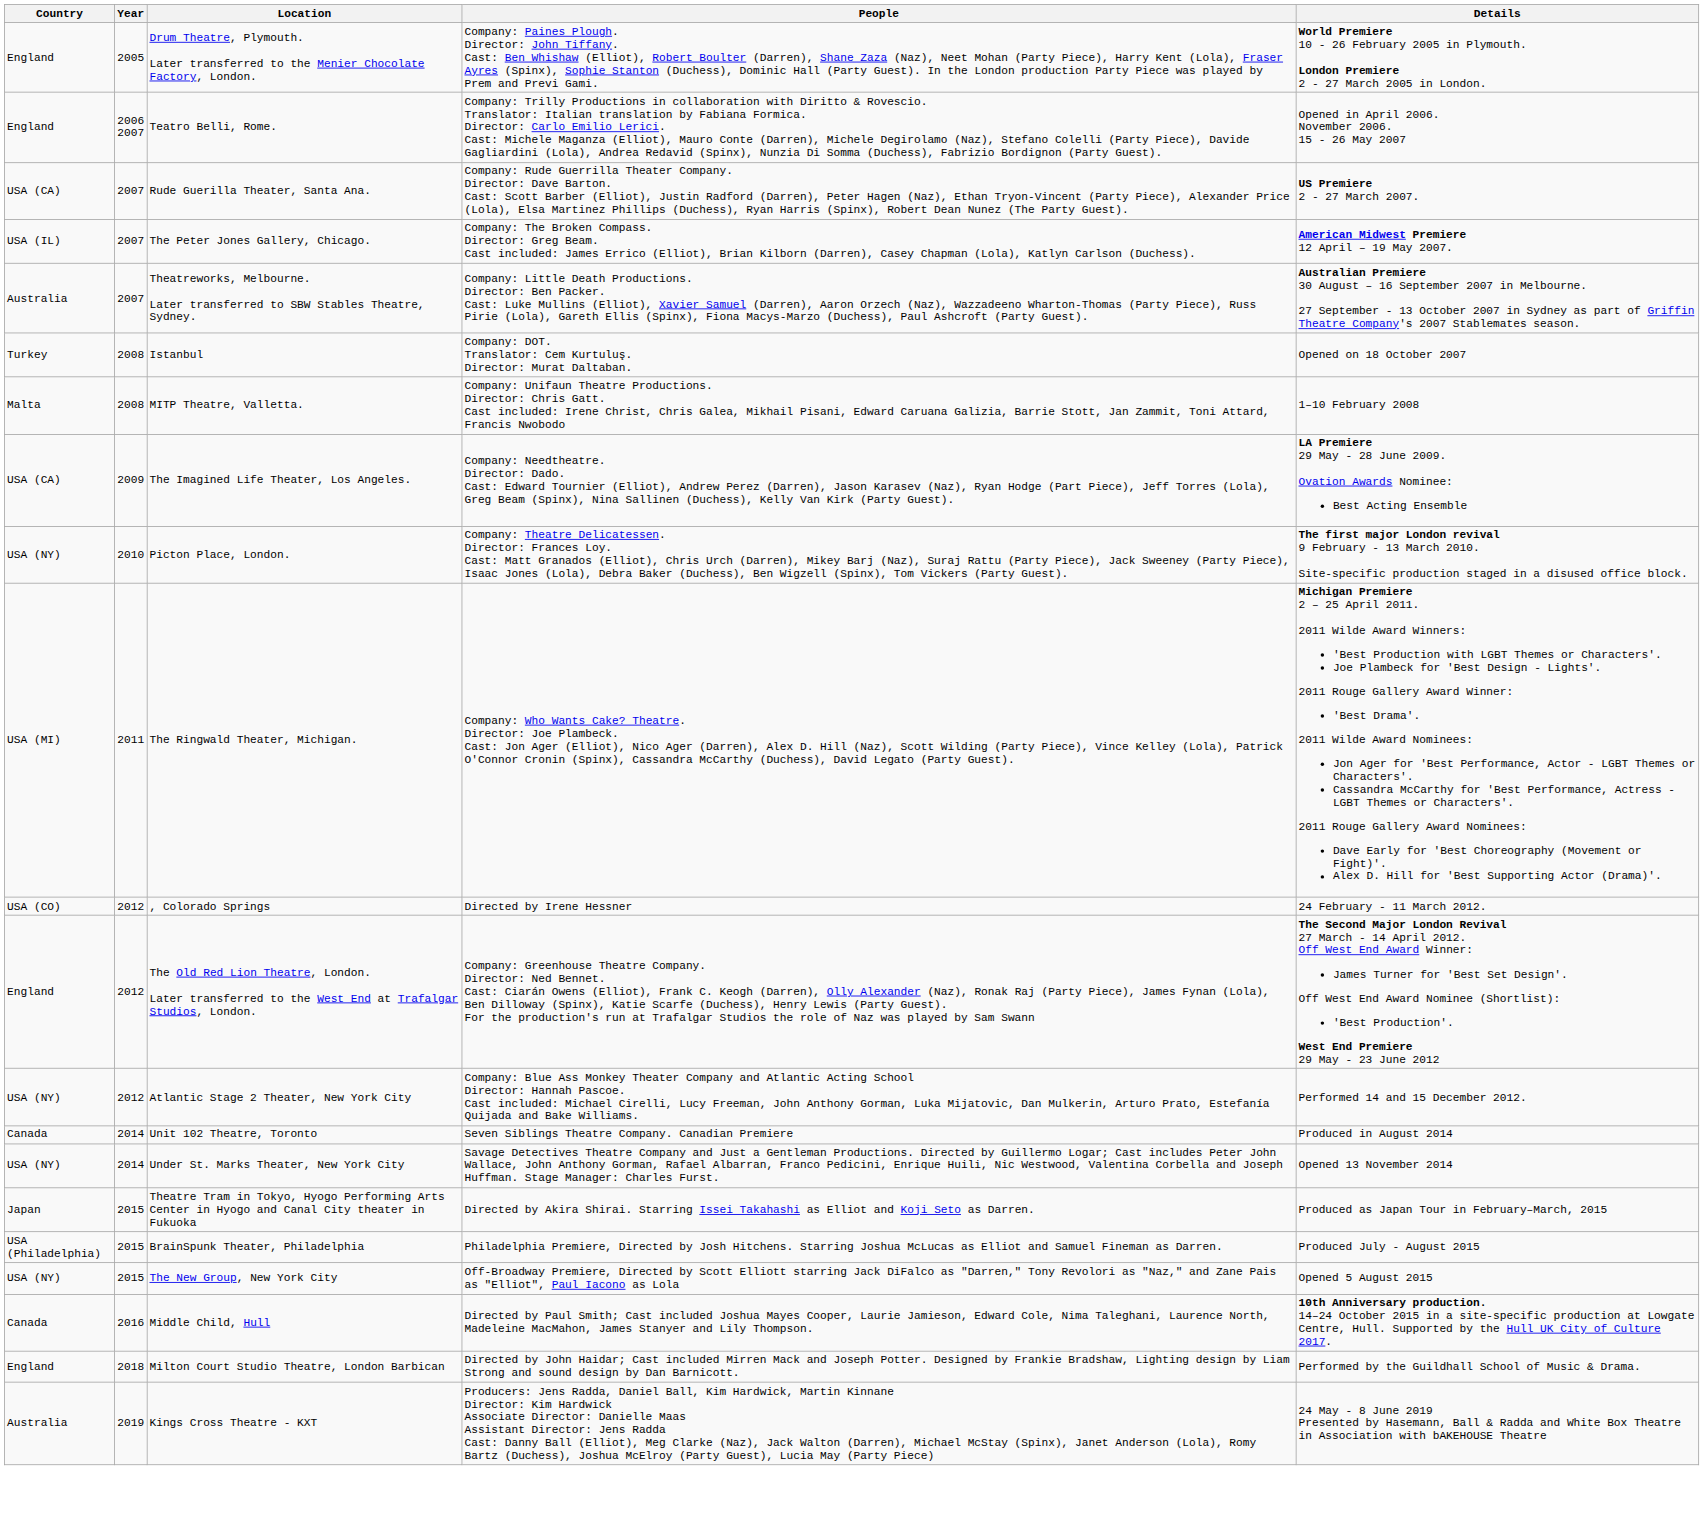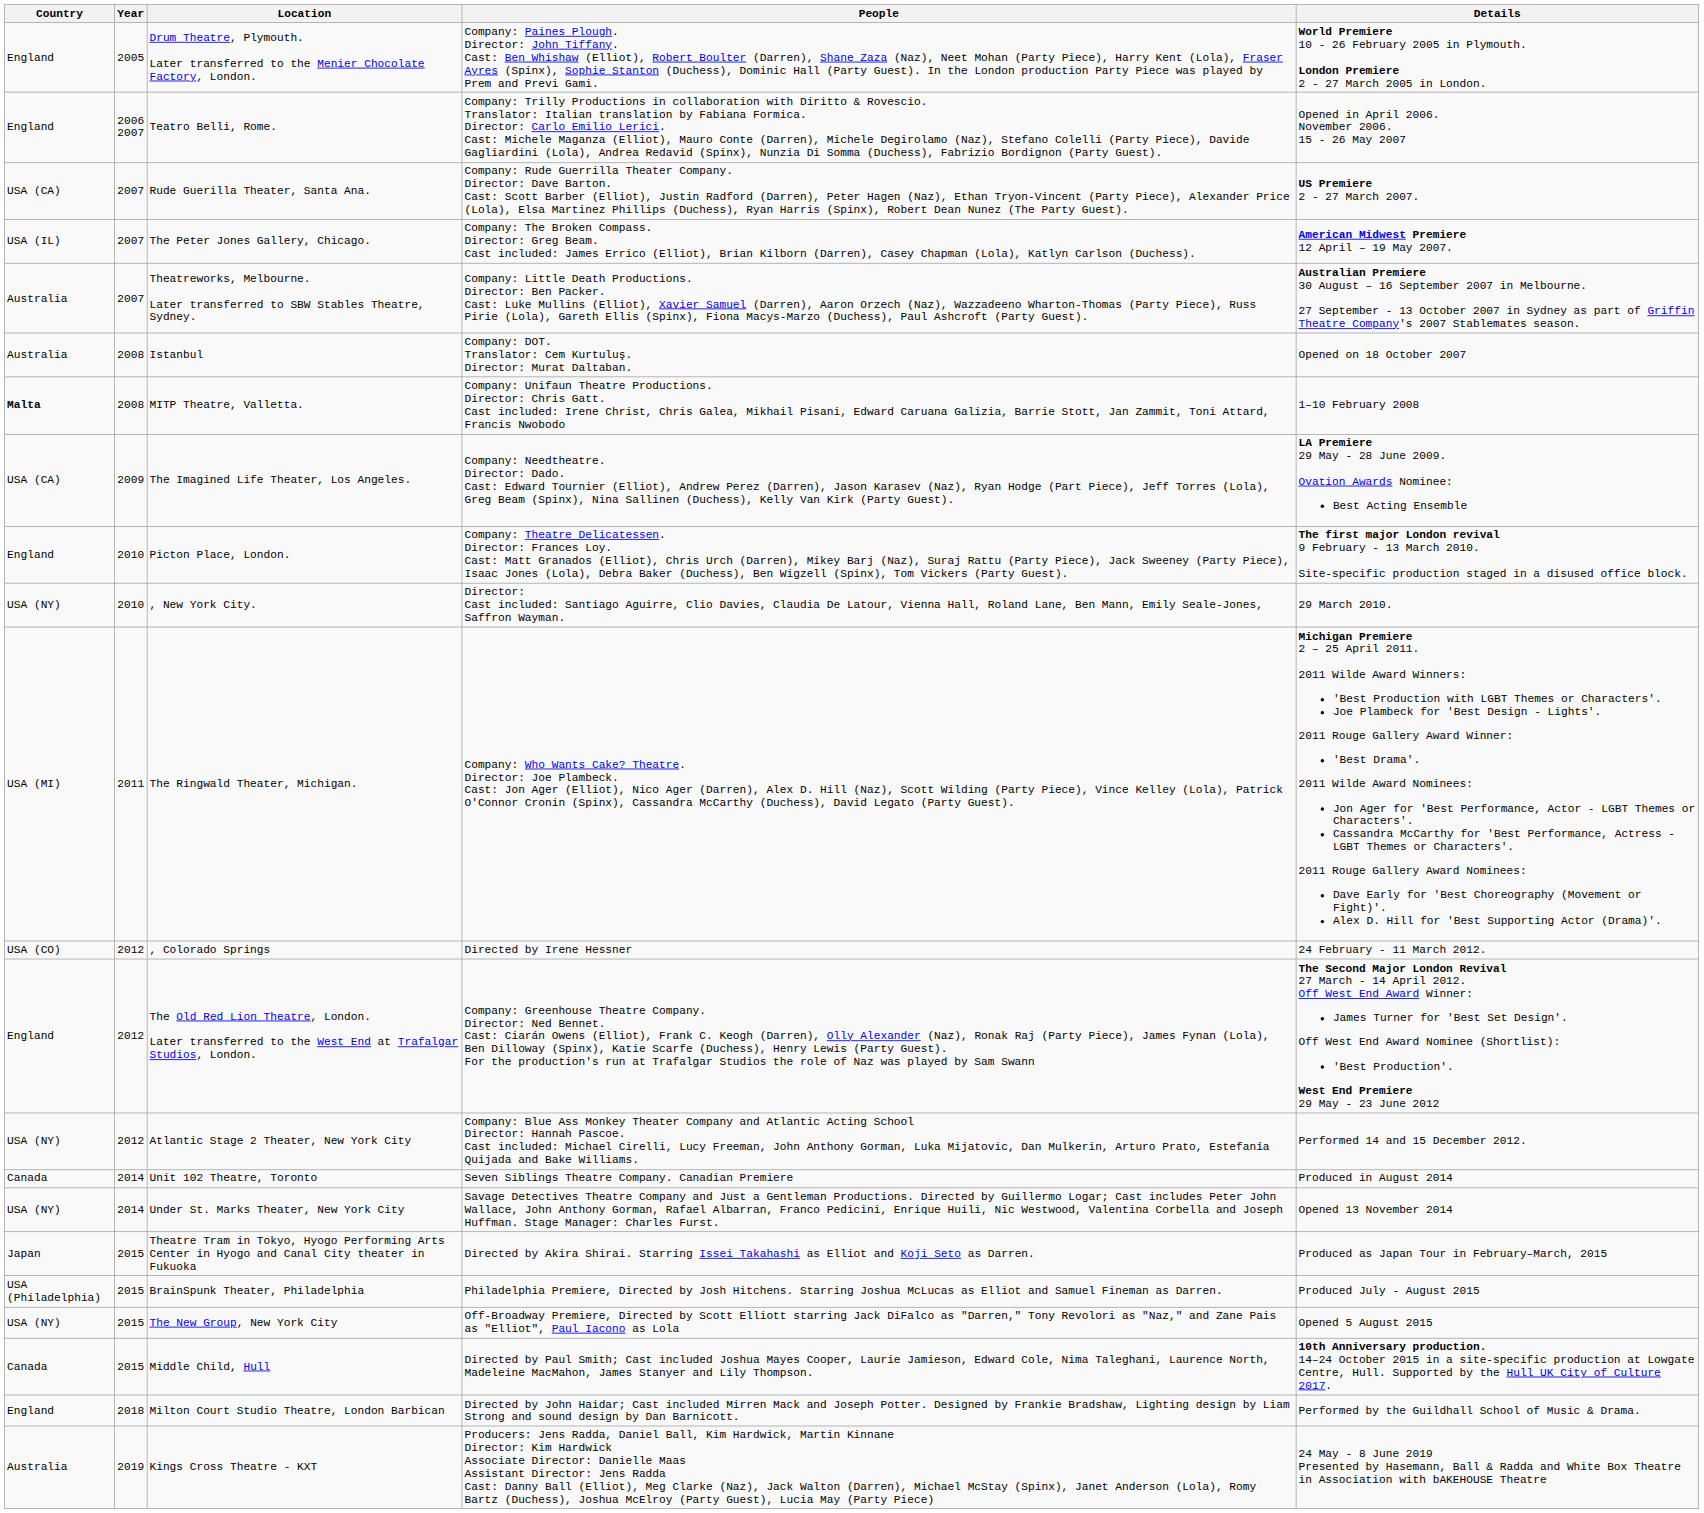(27, 355) Turkey -> (37, 355) Australia
(24, 406) normal -> (24, 406) bold
(34, 555) USA (NY) -> (31, 555) England
+ row: (203, 605)
(131, 1323) 2016 -> (131, 1367) 2015
